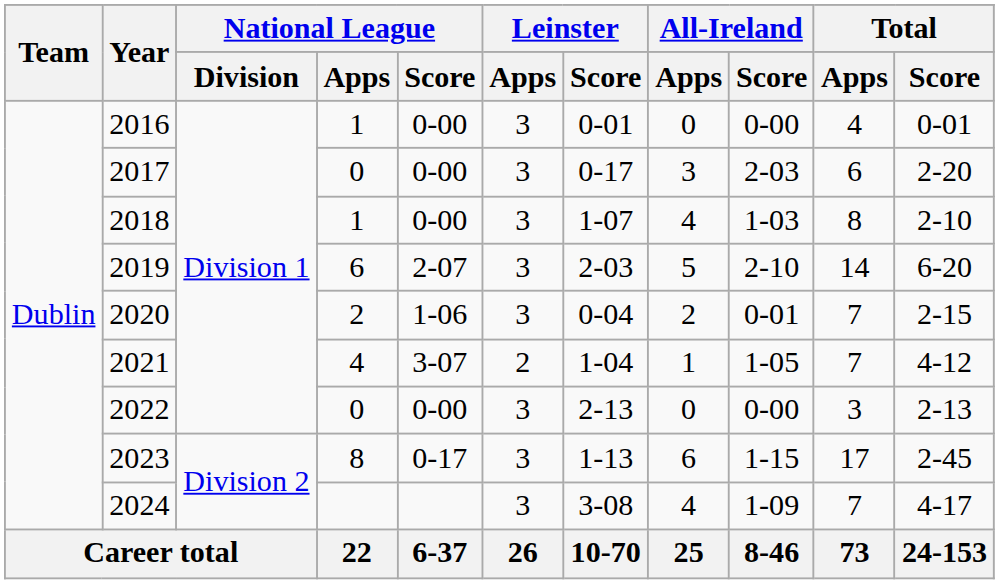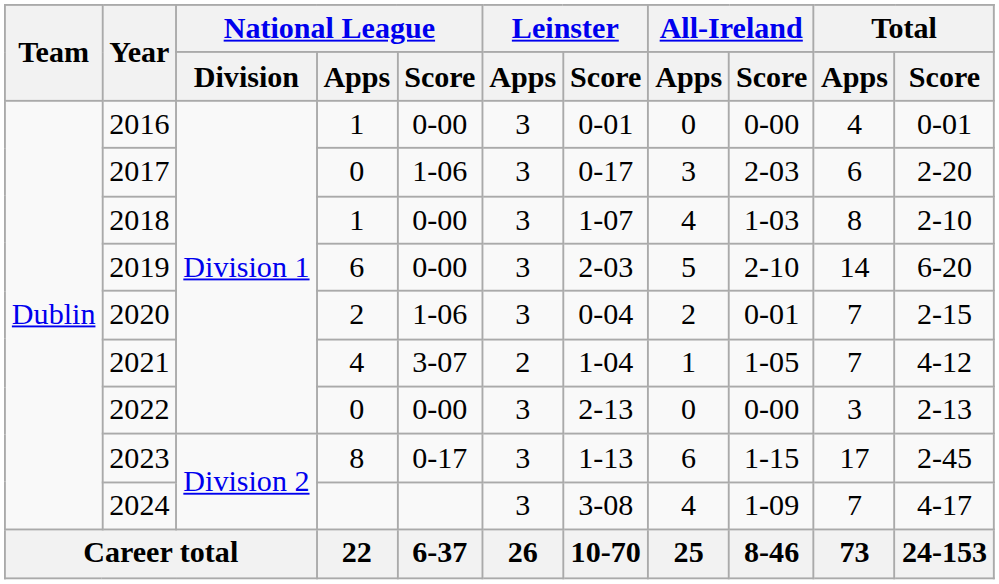(440, 171) 0-00 -> (440, 171) 1-06
(440, 266) 2-07 -> (440, 266) 0-00
